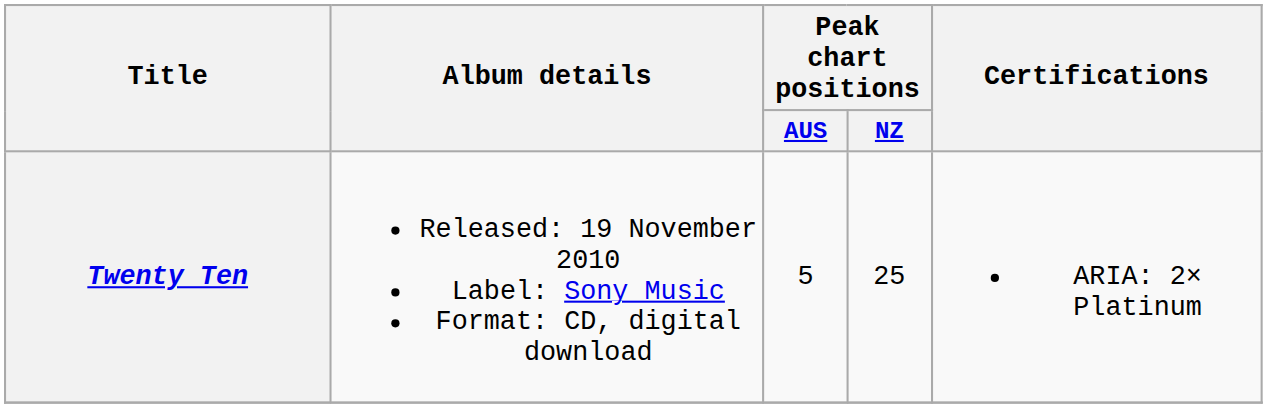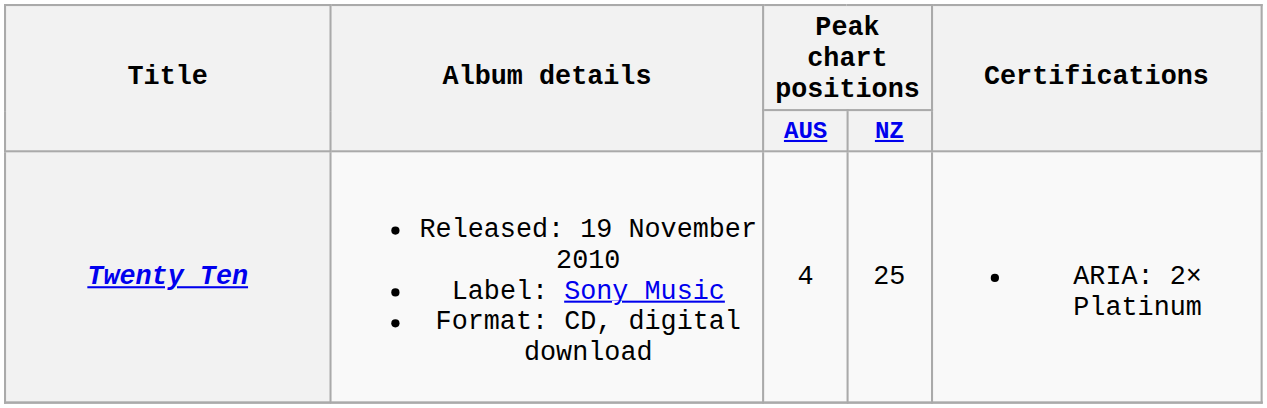(806, 277) 5 -> (806, 277) 4
